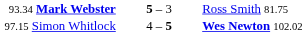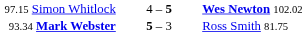rows swapped: (62, 8) <-> (60, 26)
